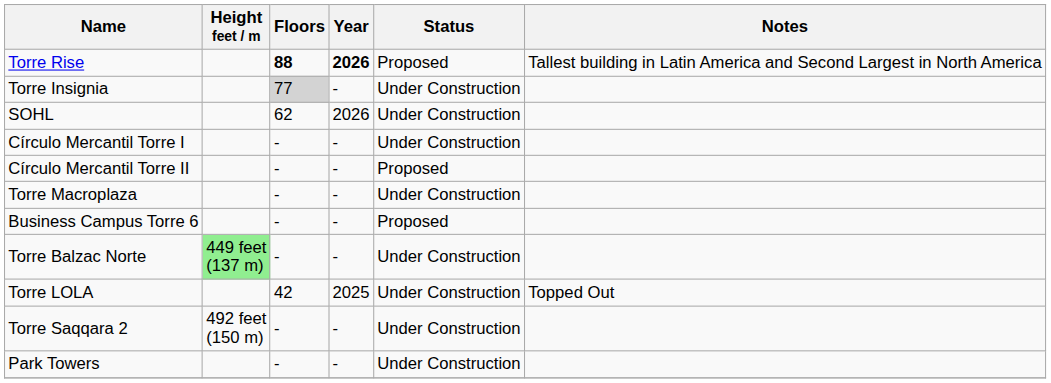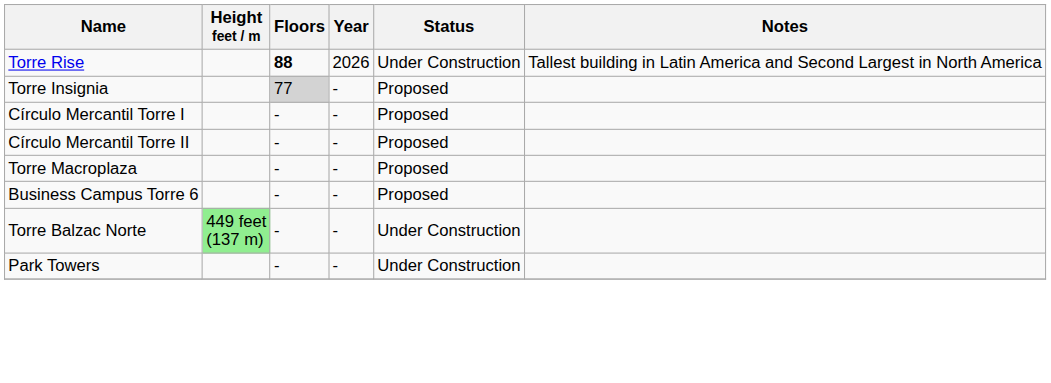(351, 62) bold -> (351, 62) normal
(413, 62) Proposed -> (449, 62) Under Construction
(449, 89) Under Construction -> (413, 89) Proposed
- row: (31, 115)
(449, 141) Under Construction -> (413, 115) Proposed
(449, 194) Under Construction -> (413, 168) Proposed
- row: (51, 292)
- row: (68, 328)
